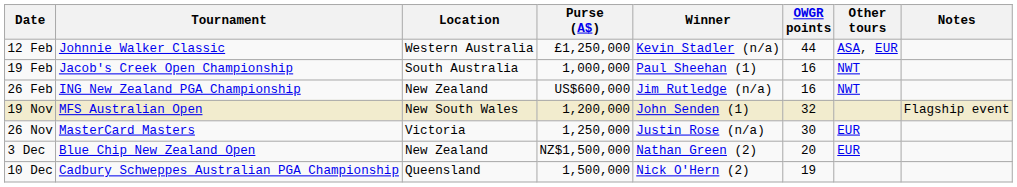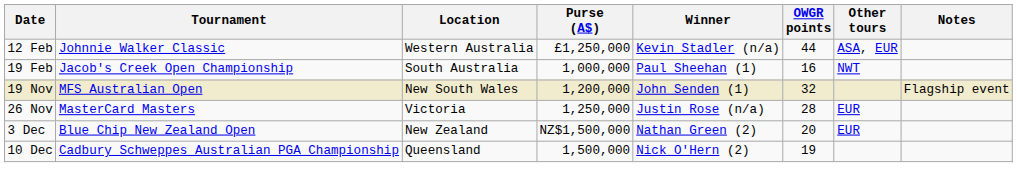- row: (30, 90)
(809, 131) 30 -> (809, 111) 28
